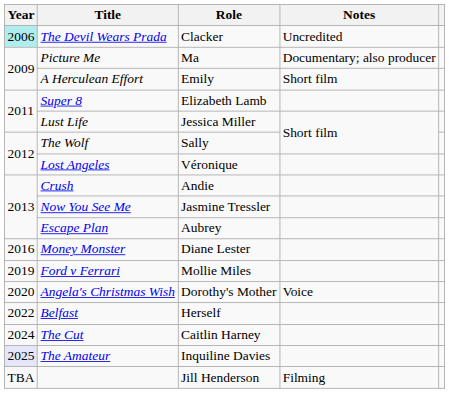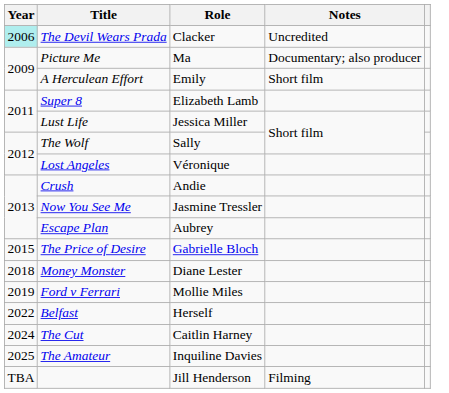+ row: (93, 249)
(21, 249) 2016 -> (21, 270) 2018
- row: (108, 292)
(21, 356) lavender background -> (21, 356) no background
